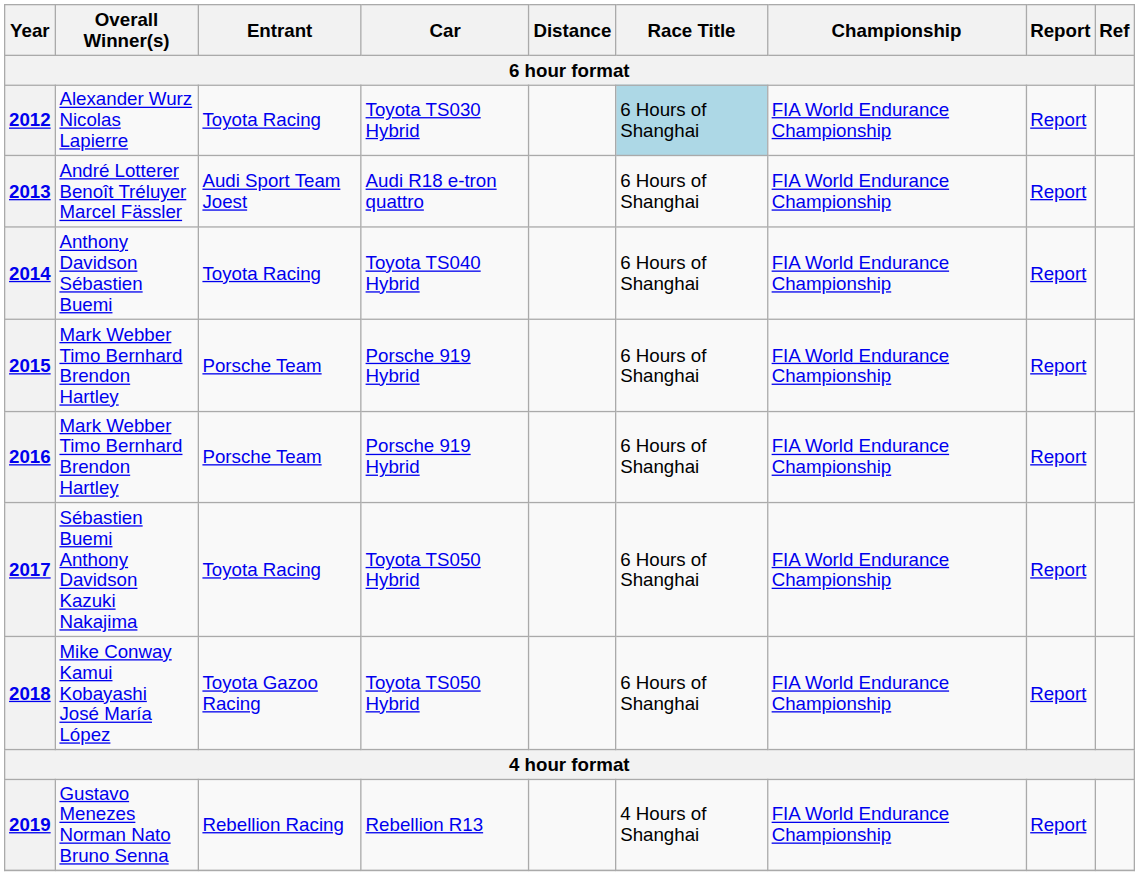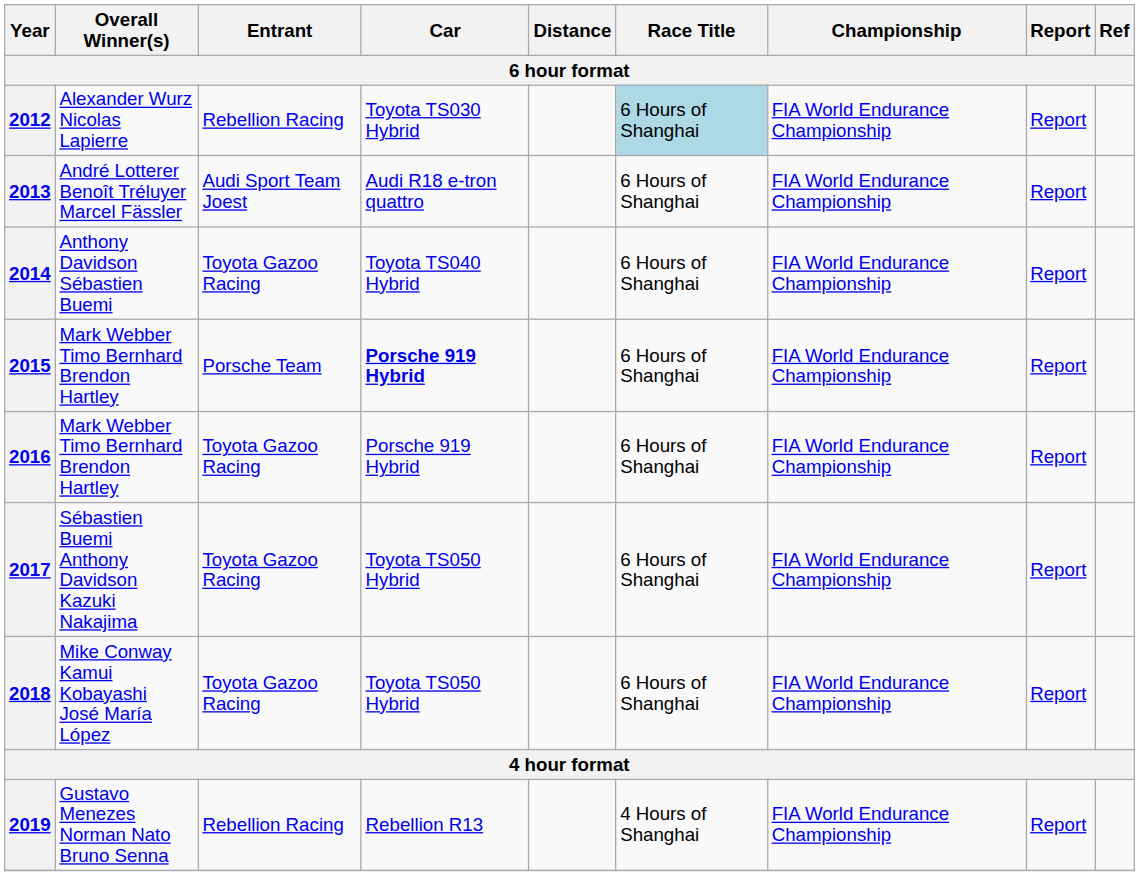(262, 121) Toyota Racing -> (273, 121) Rebellion Racing
(262, 273) Toyota Racing -> (260, 273) Toyota Gazoo Racing
(418, 365) normal -> (421, 365) bold
(262, 457) Porsche Team -> (260, 457) Toyota Gazoo Racing
(262, 570) Toyota Racing -> (260, 570) Toyota Gazoo Racing
